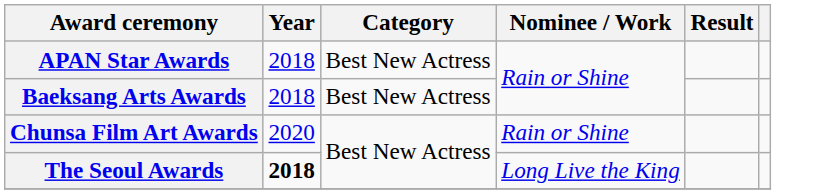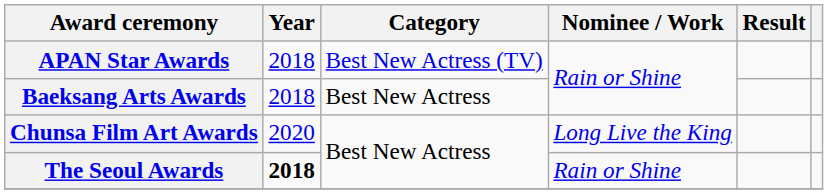(408, 59) Best New Actress -> (434, 59) Best New Actress (TV)
(565, 133) Rain or Shine -> (643, 133) Long Live the King
(590, 170) Long Live the King -> (617, 170) Rain or Shine
